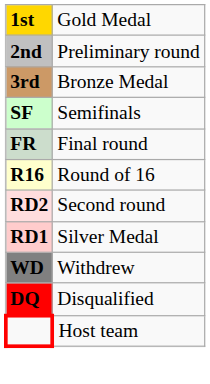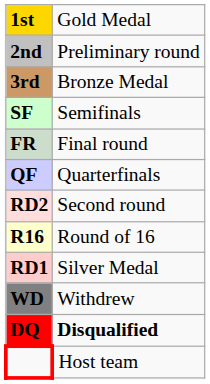+ row: (24, 174)
rows swapped: (27, 174) <-> (29, 205)
(106, 299) normal -> (108, 330) bold
